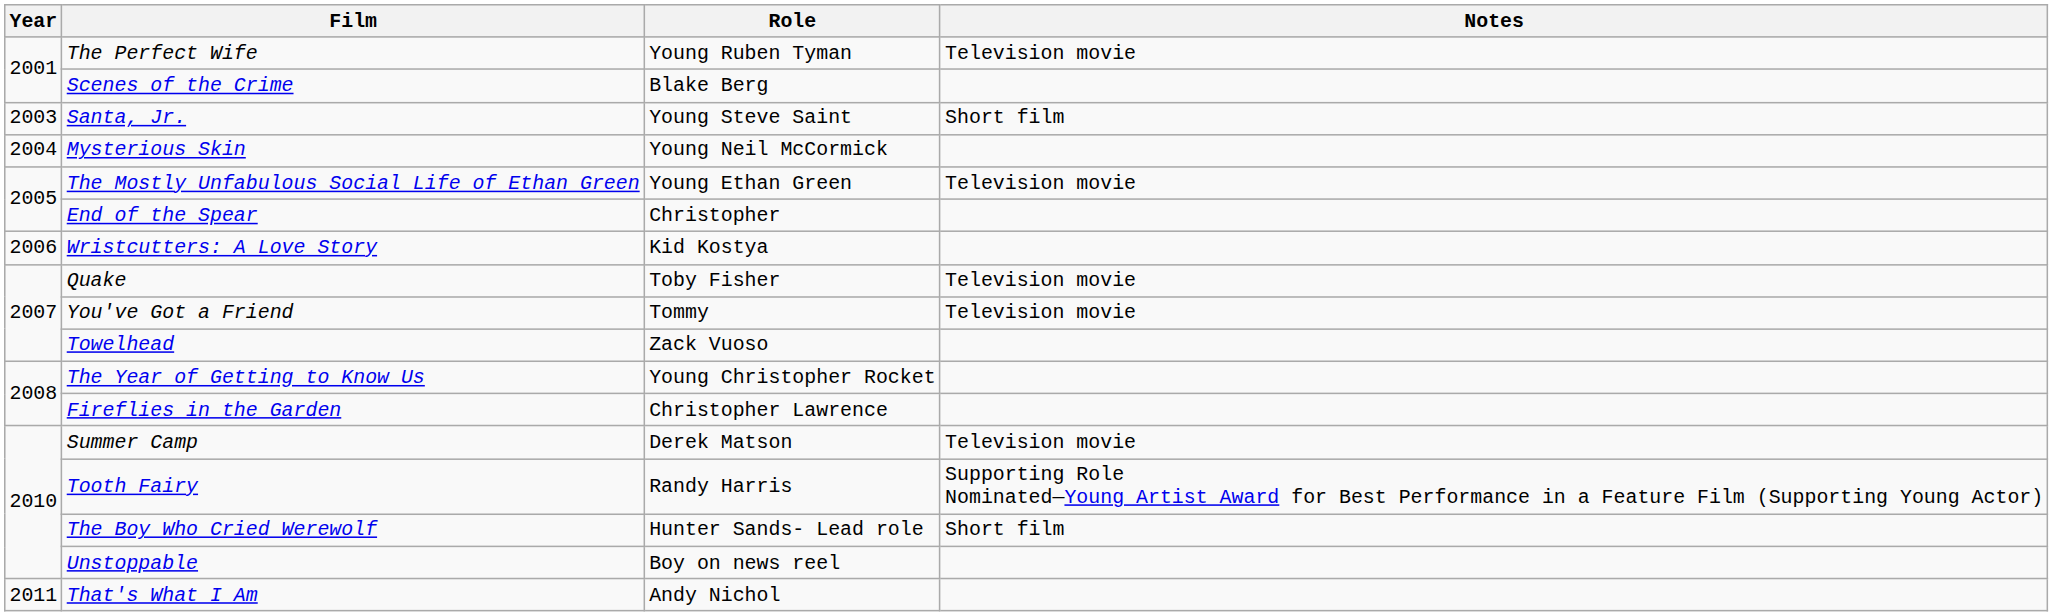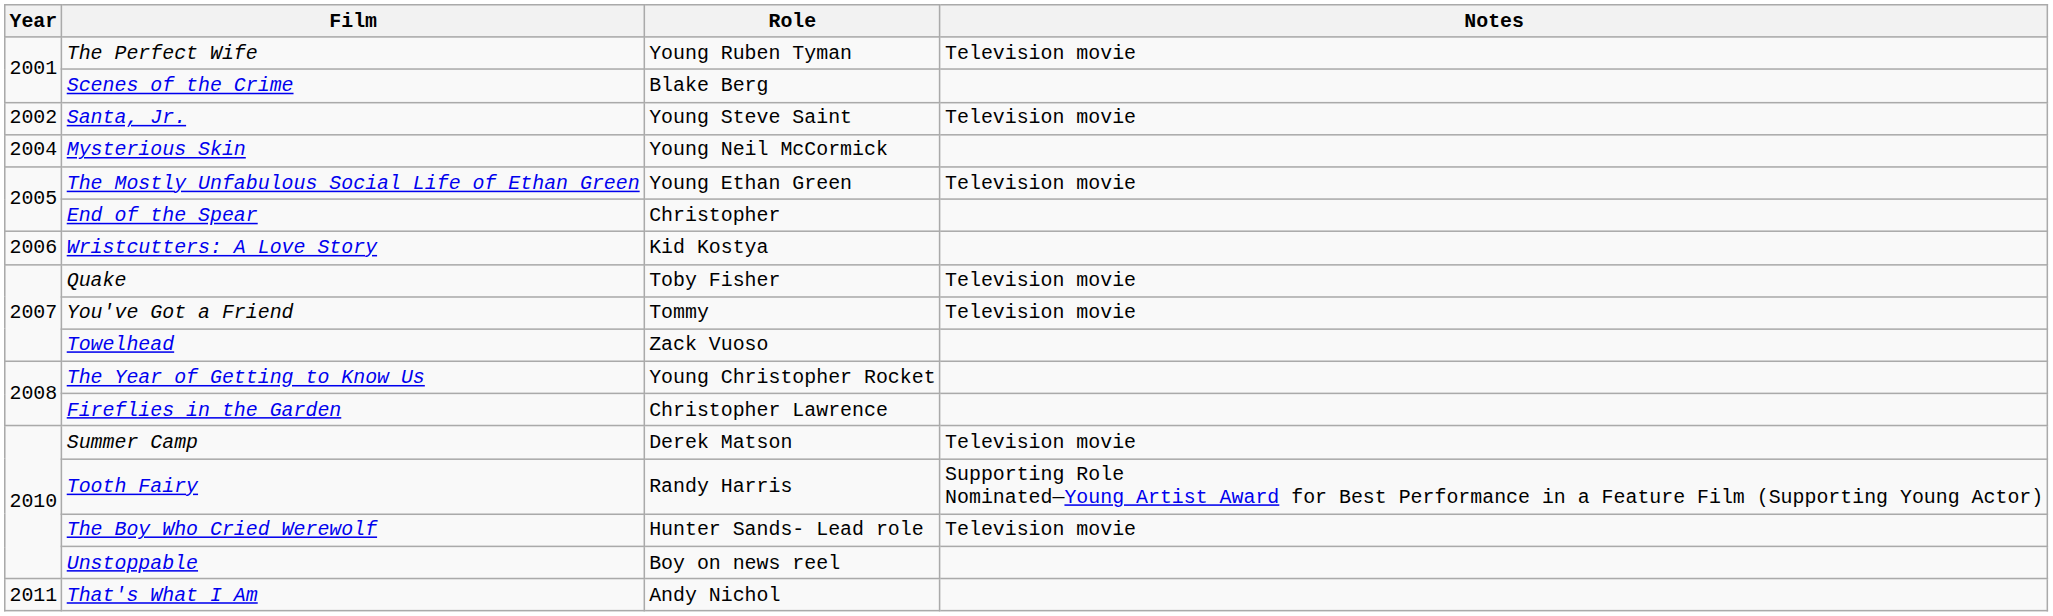(33, 118) 2003 -> (33, 118) 2002
(1005, 118) Short film -> (1041, 118) Television movie
(1005, 530) Short film -> (1041, 530) Television movie
